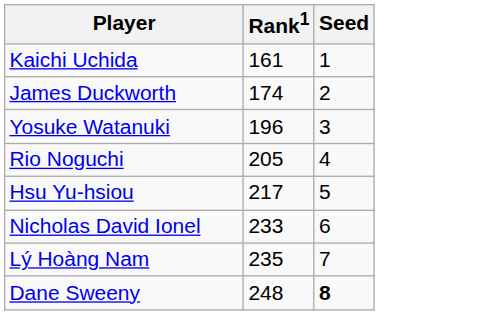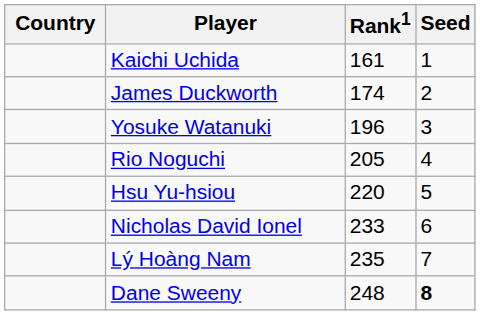+ column: (55, 23)
(266, 192) 217 -> (367, 192) 220
